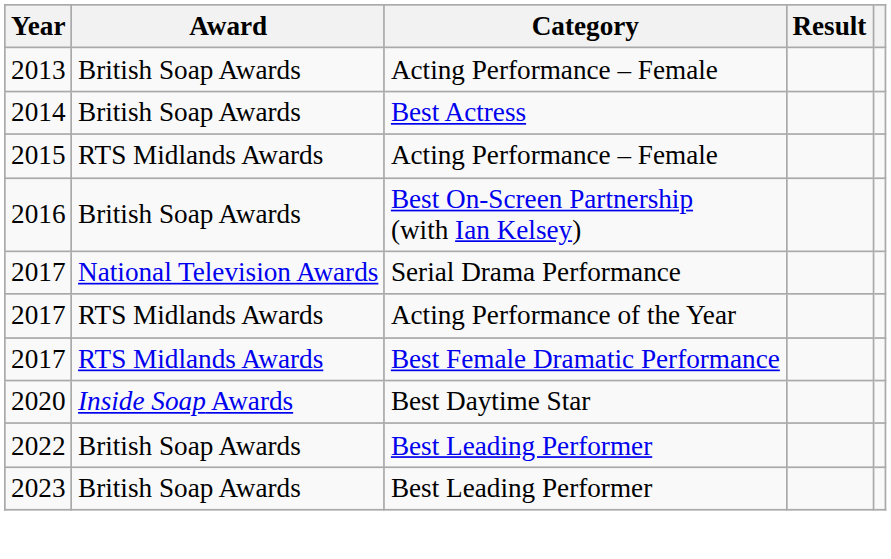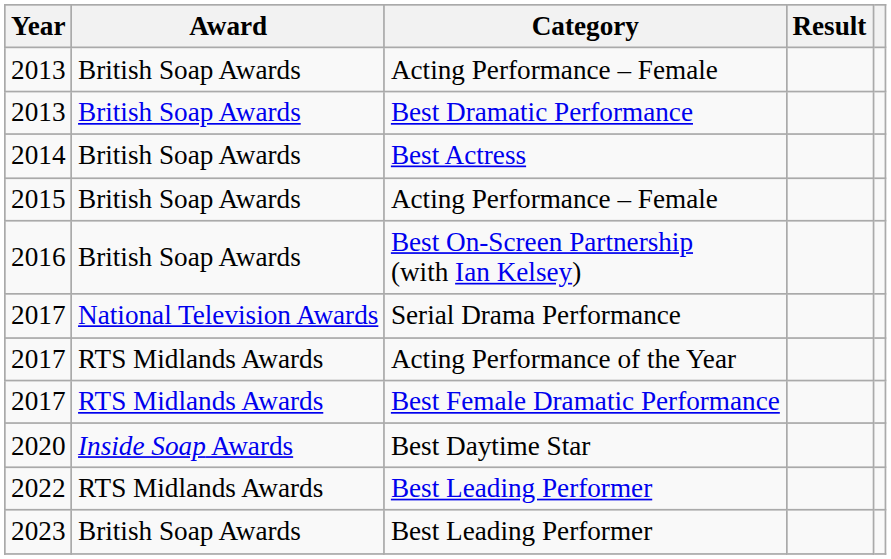+ row: (38, 112)
(201, 155) RTS Midlands Awards -> (189, 198) British Soap Awards
(189, 444) British Soap Awards -> (201, 488) RTS Midlands Awards
